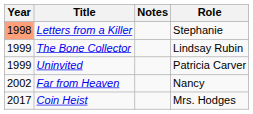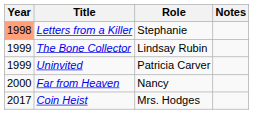columns swapped: (210, 13) <-> (153, 13)
(19, 83) 2002 -> (19, 83) 2000
